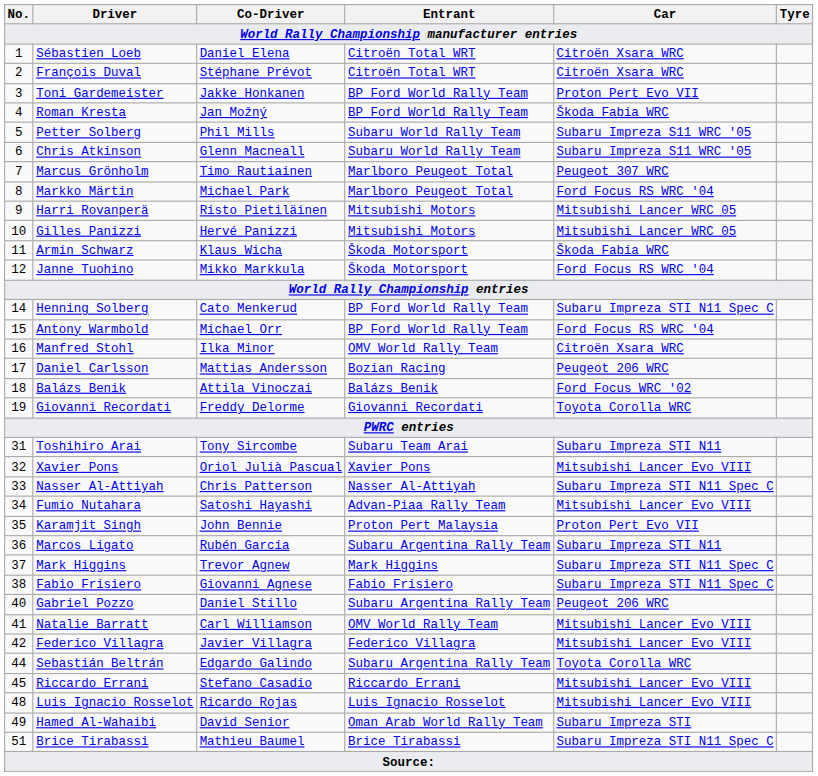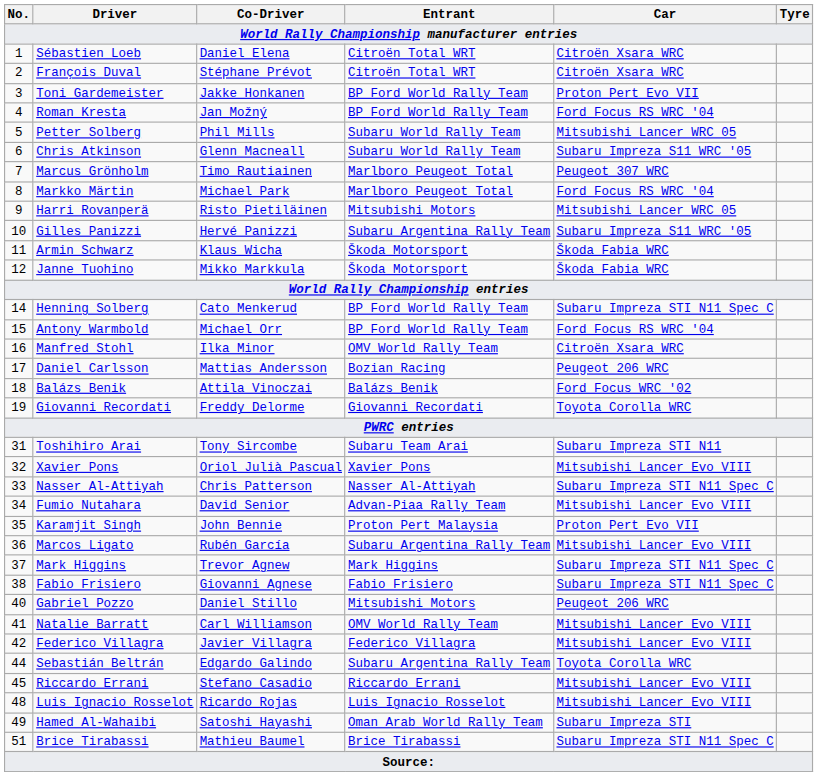(613, 113) Škoda Fabia WRC -> (635, 113) Ford Focus RS WRC '04
(654, 132) Subaru Impreza S11 WRC '05 -> (646, 132) Mitsubishi Lancer WRC 05
(412, 231) Mitsubishi Motors -> (449, 231) Subaru Argentina Rally Team
(646, 231) Mitsubishi Lancer WRC 05 -> (654, 231) Subaru Impreza S11 WRC '05
(635, 270) Ford Focus RS WRC '04 -> (613, 270) Škoda Fabia WRC
(256, 506) Satoshi Hayashi -> (245, 506) David Senior
(639, 546) Subaru Impreza STI N11 -> (654, 546) Mitsubishi Lancer Evo VIII
(449, 605) Subaru Argentina Rally Team -> (412, 605) Mitsubishi Motors
(245, 723) David Senior -> (256, 723) Satoshi Hayashi
